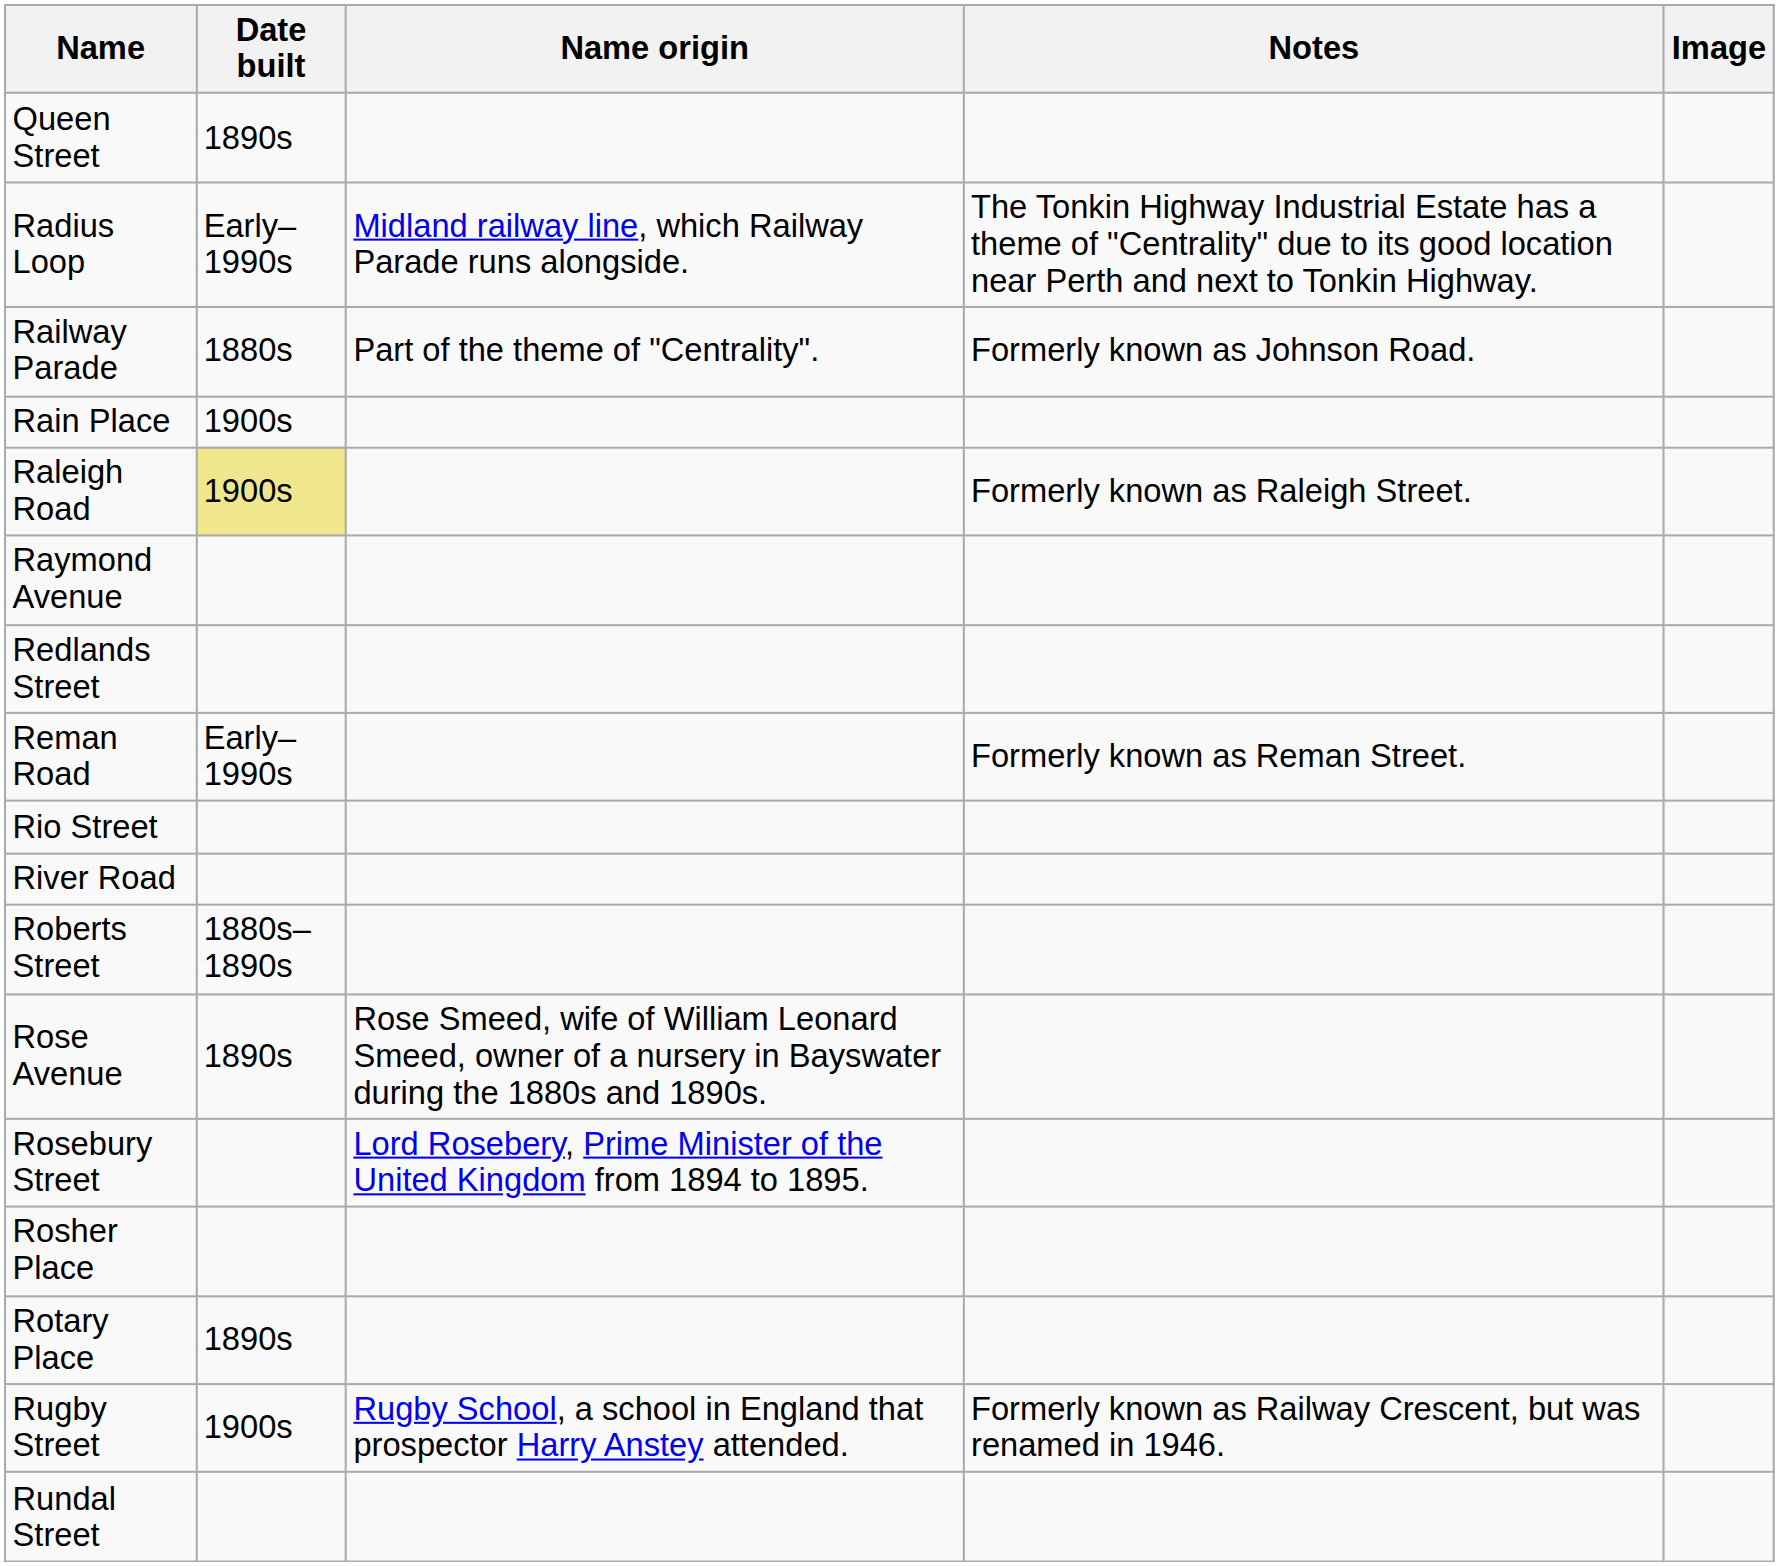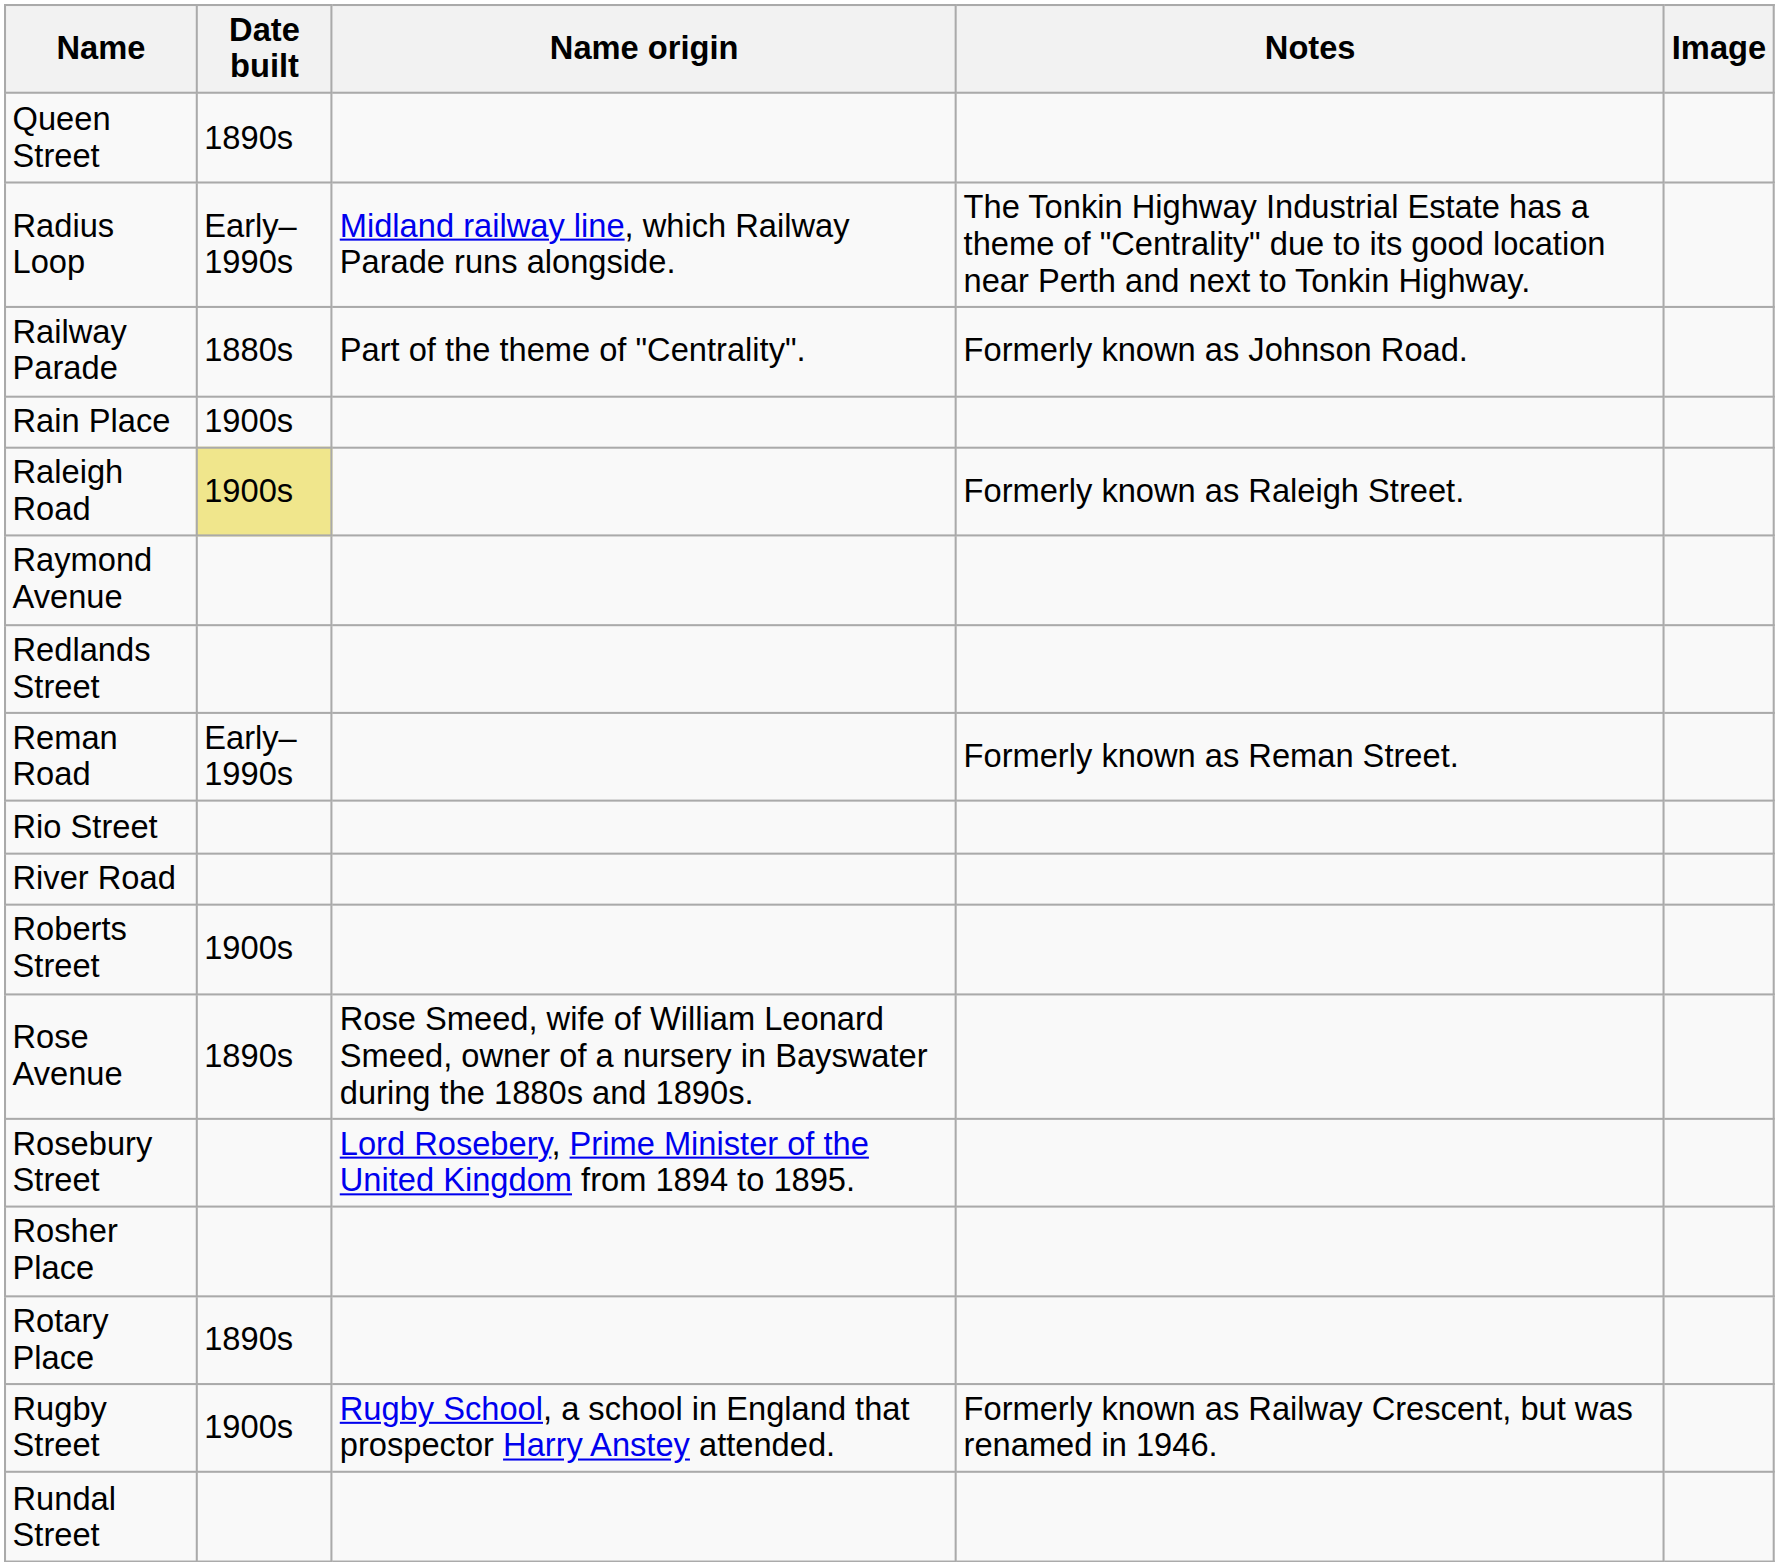(257, 948) 1880s–1890s -> (249, 948) 1900s
